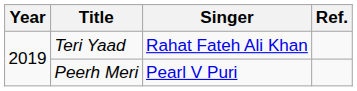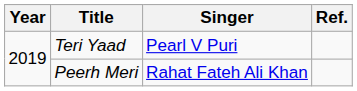(227, 45) Rahat Fateh Ali Khan -> (192, 45) Pearl V Puri
(192, 72) Pearl V Puri -> (227, 72) Rahat Fateh Ali Khan
